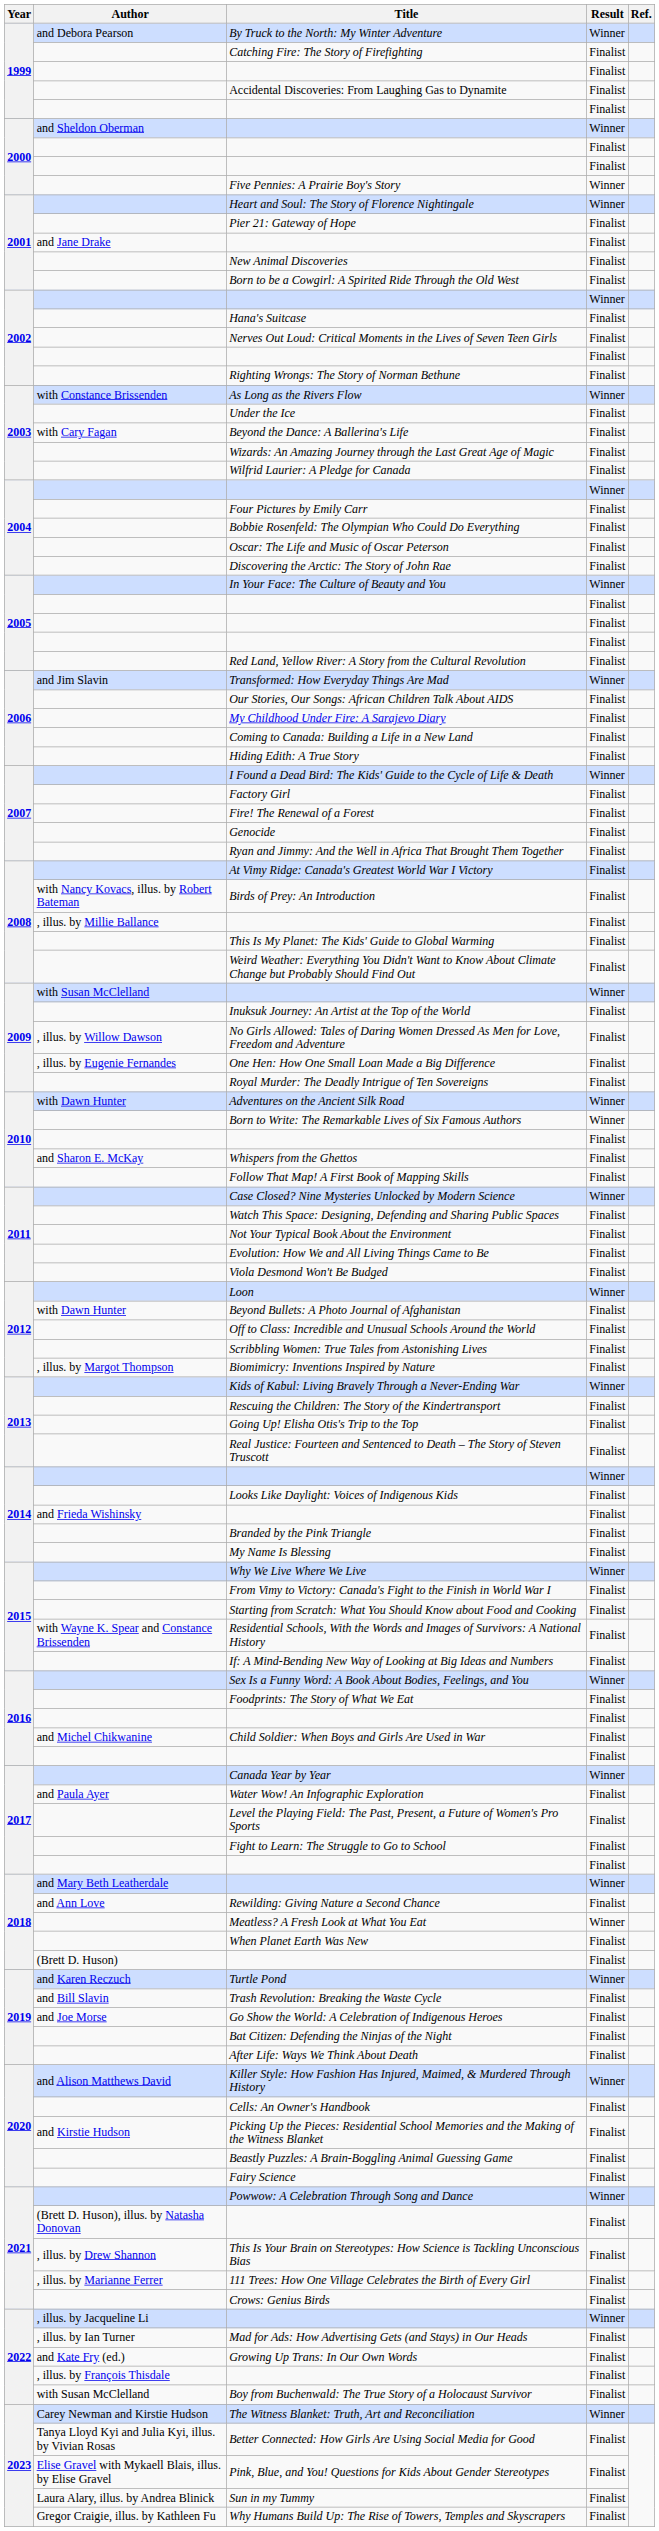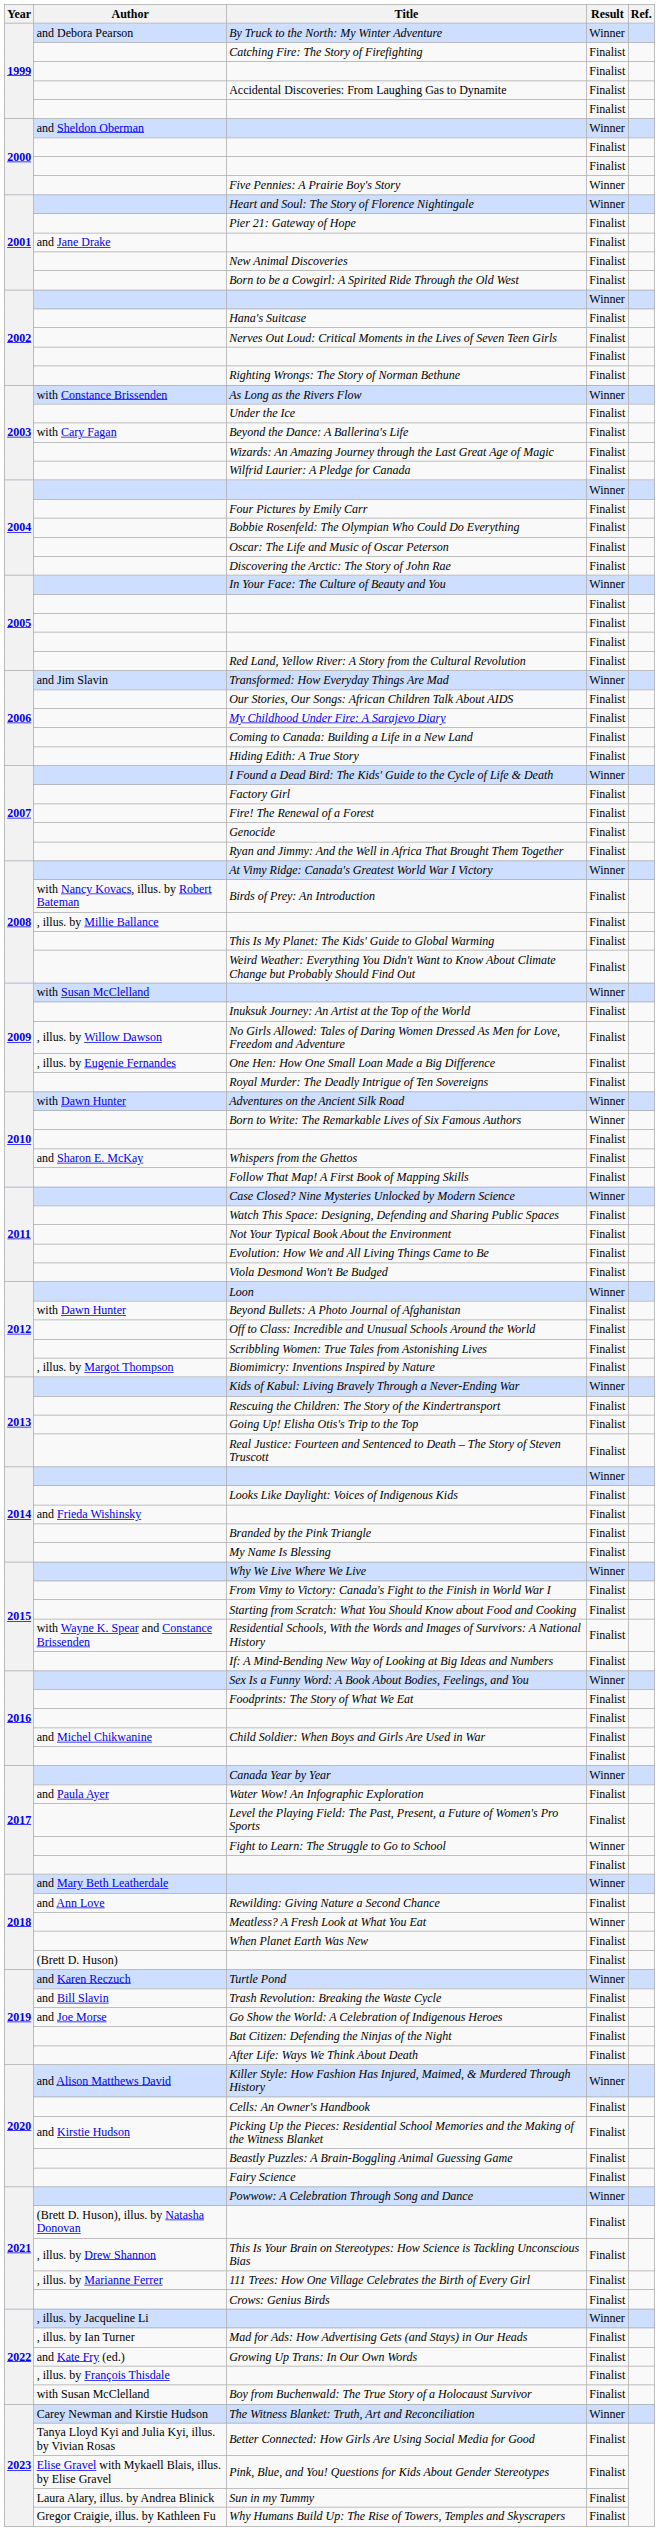(607, 870) Finalist -> (607, 870) Winner
(607, 1845) Finalist -> (607, 1845) Winner
